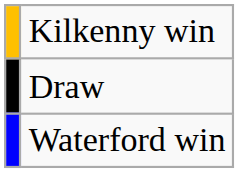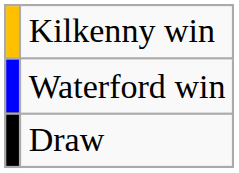rows swapped: (127, 139) <-> (66, 85)
